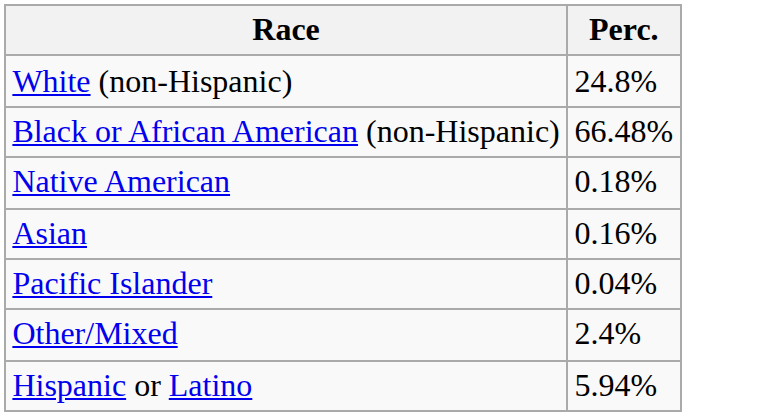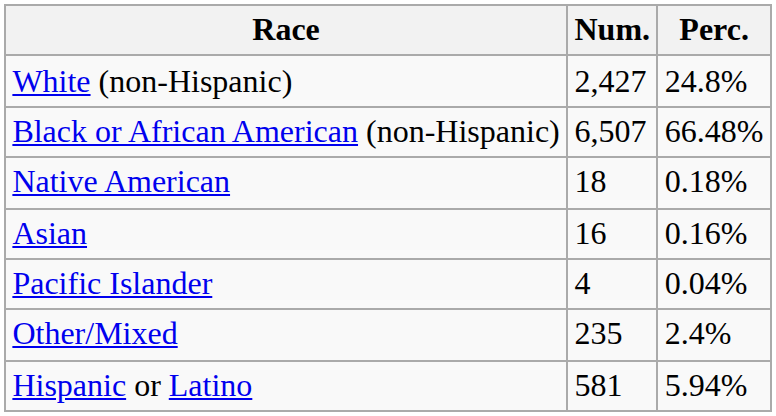+ column: (612, 29)
